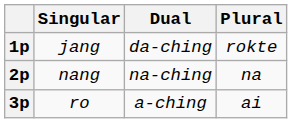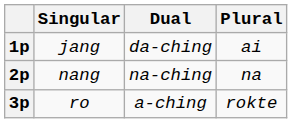(251, 47) rokte -> (251, 47) ai
(251, 103) ai -> (251, 103) rokte
